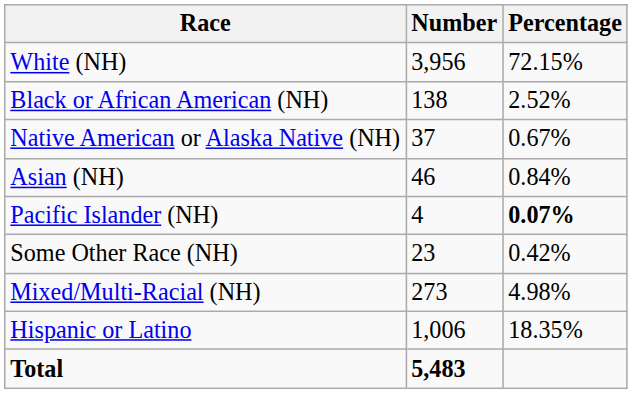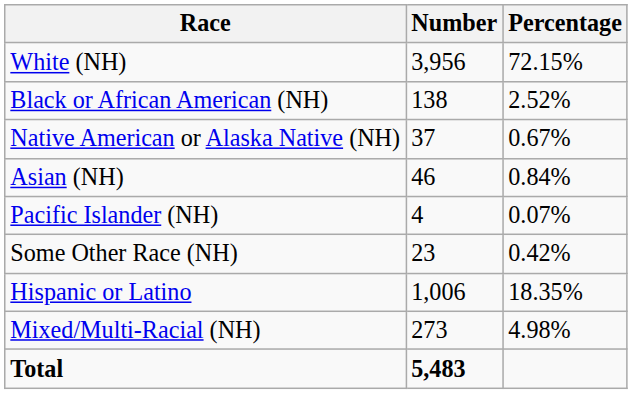(542, 215) bold -> (539, 215) normal
rows swapped: (135, 291) <-> (101, 330)
